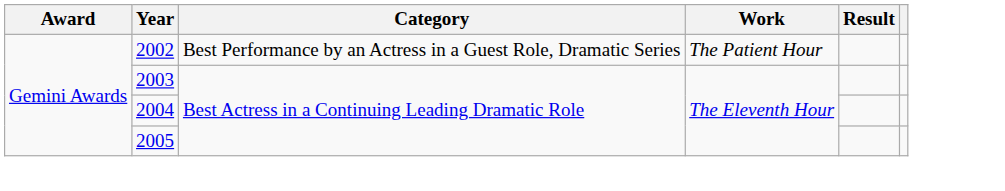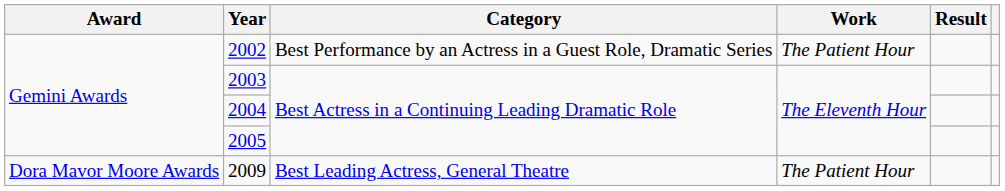+ row: (247, 170)
